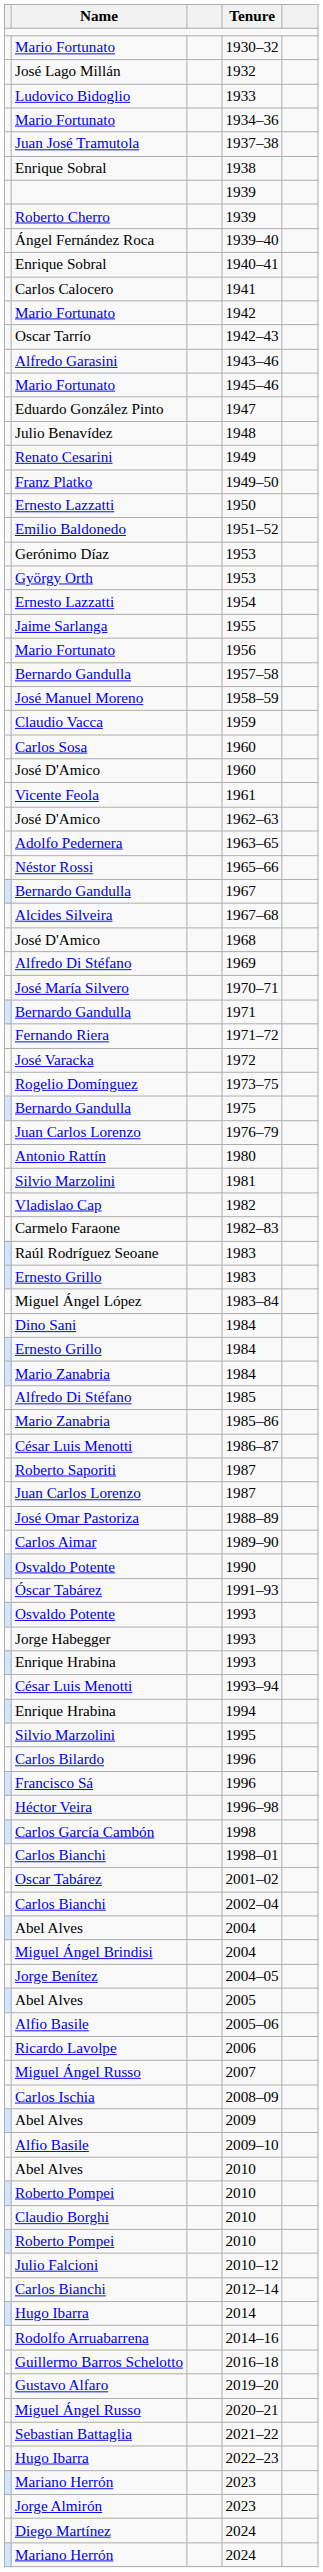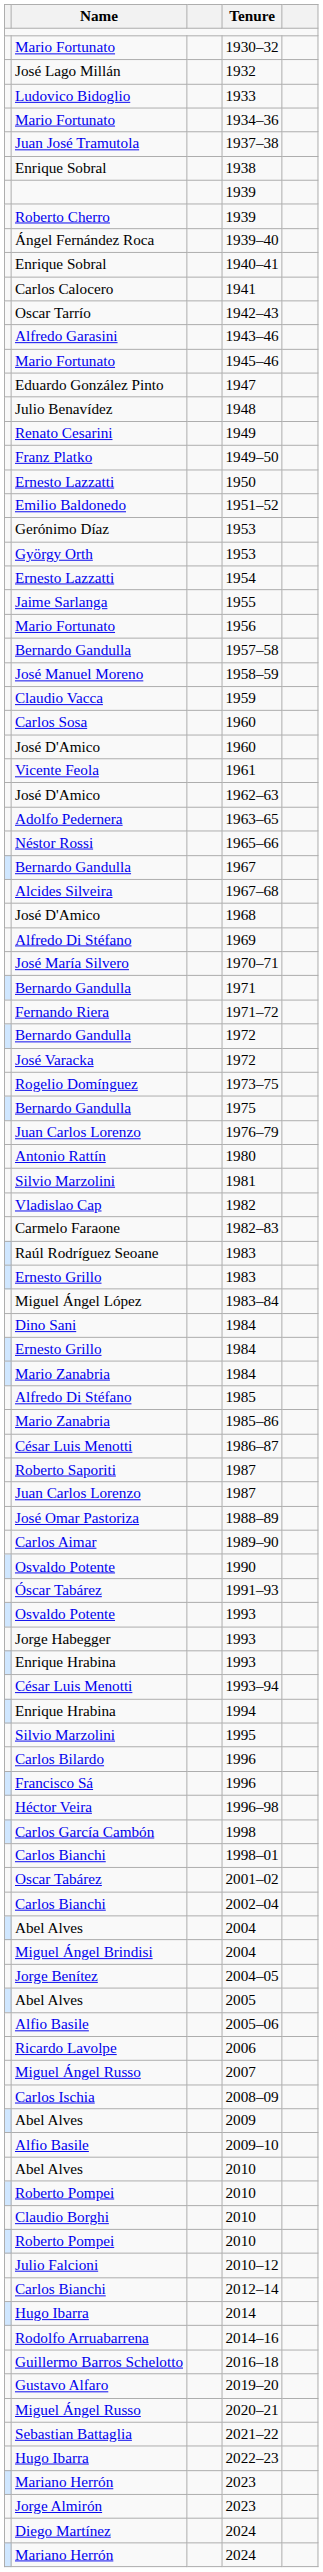- row: (65, 312)
+ row: (73, 1036)
